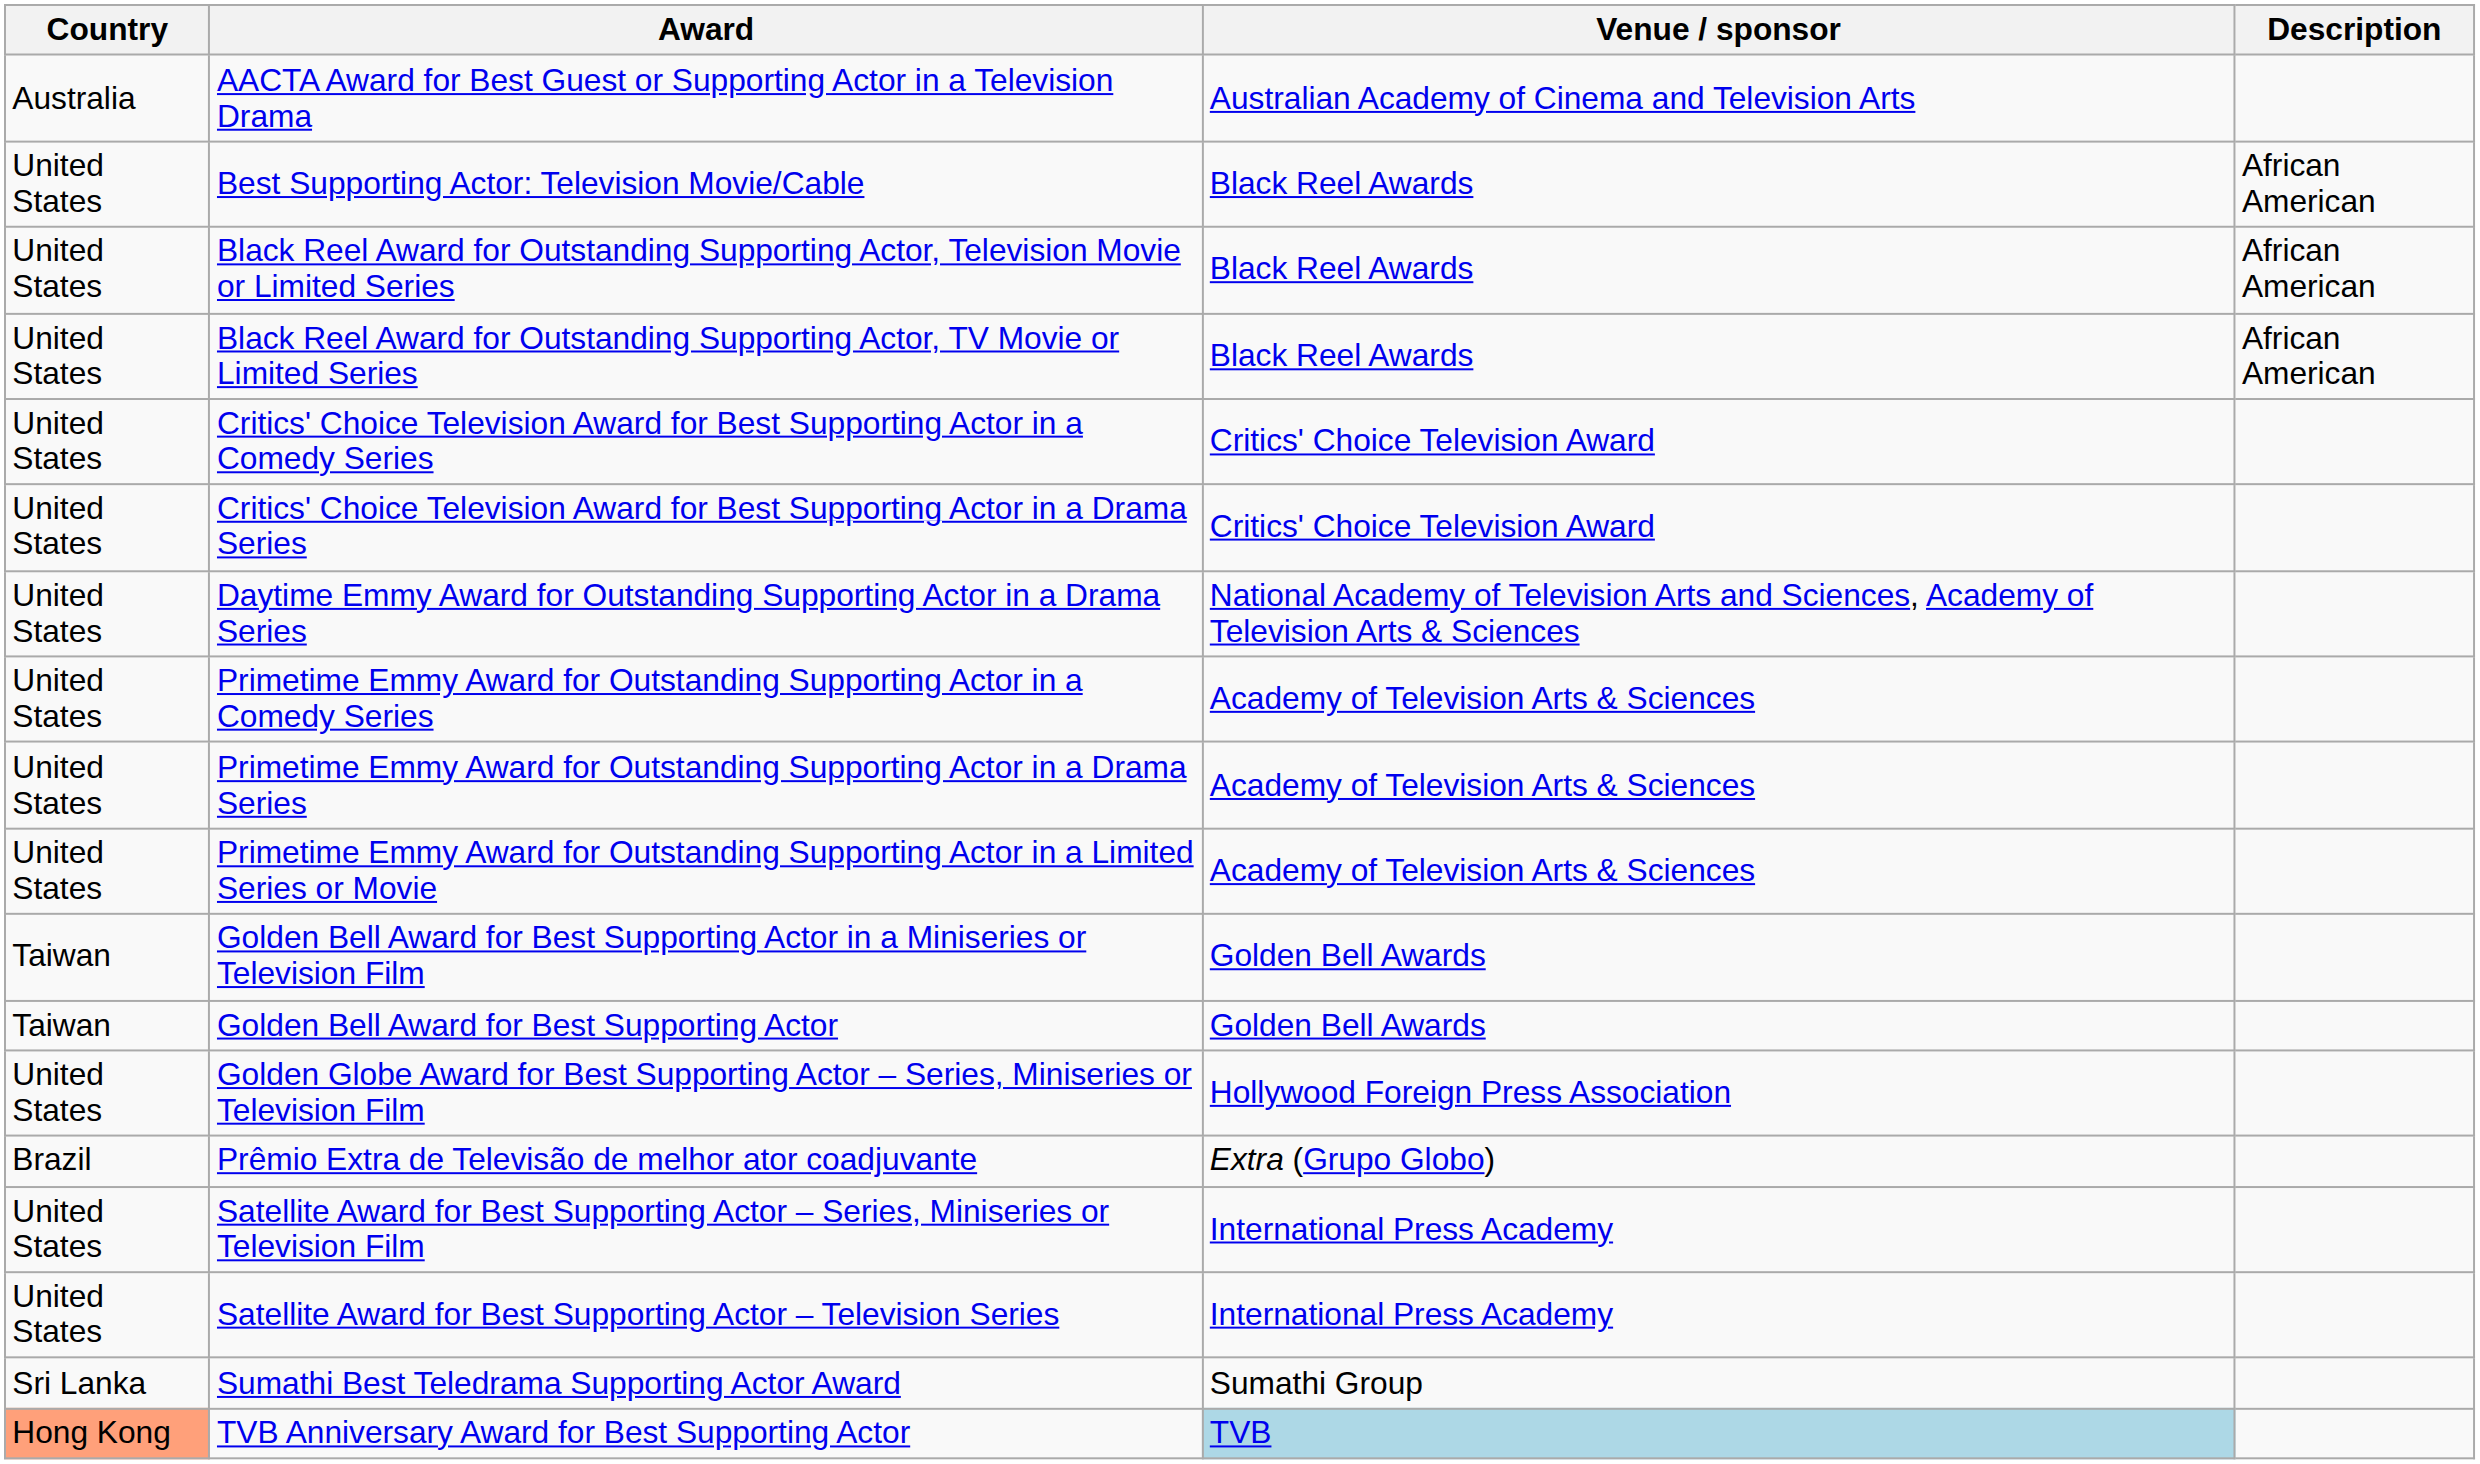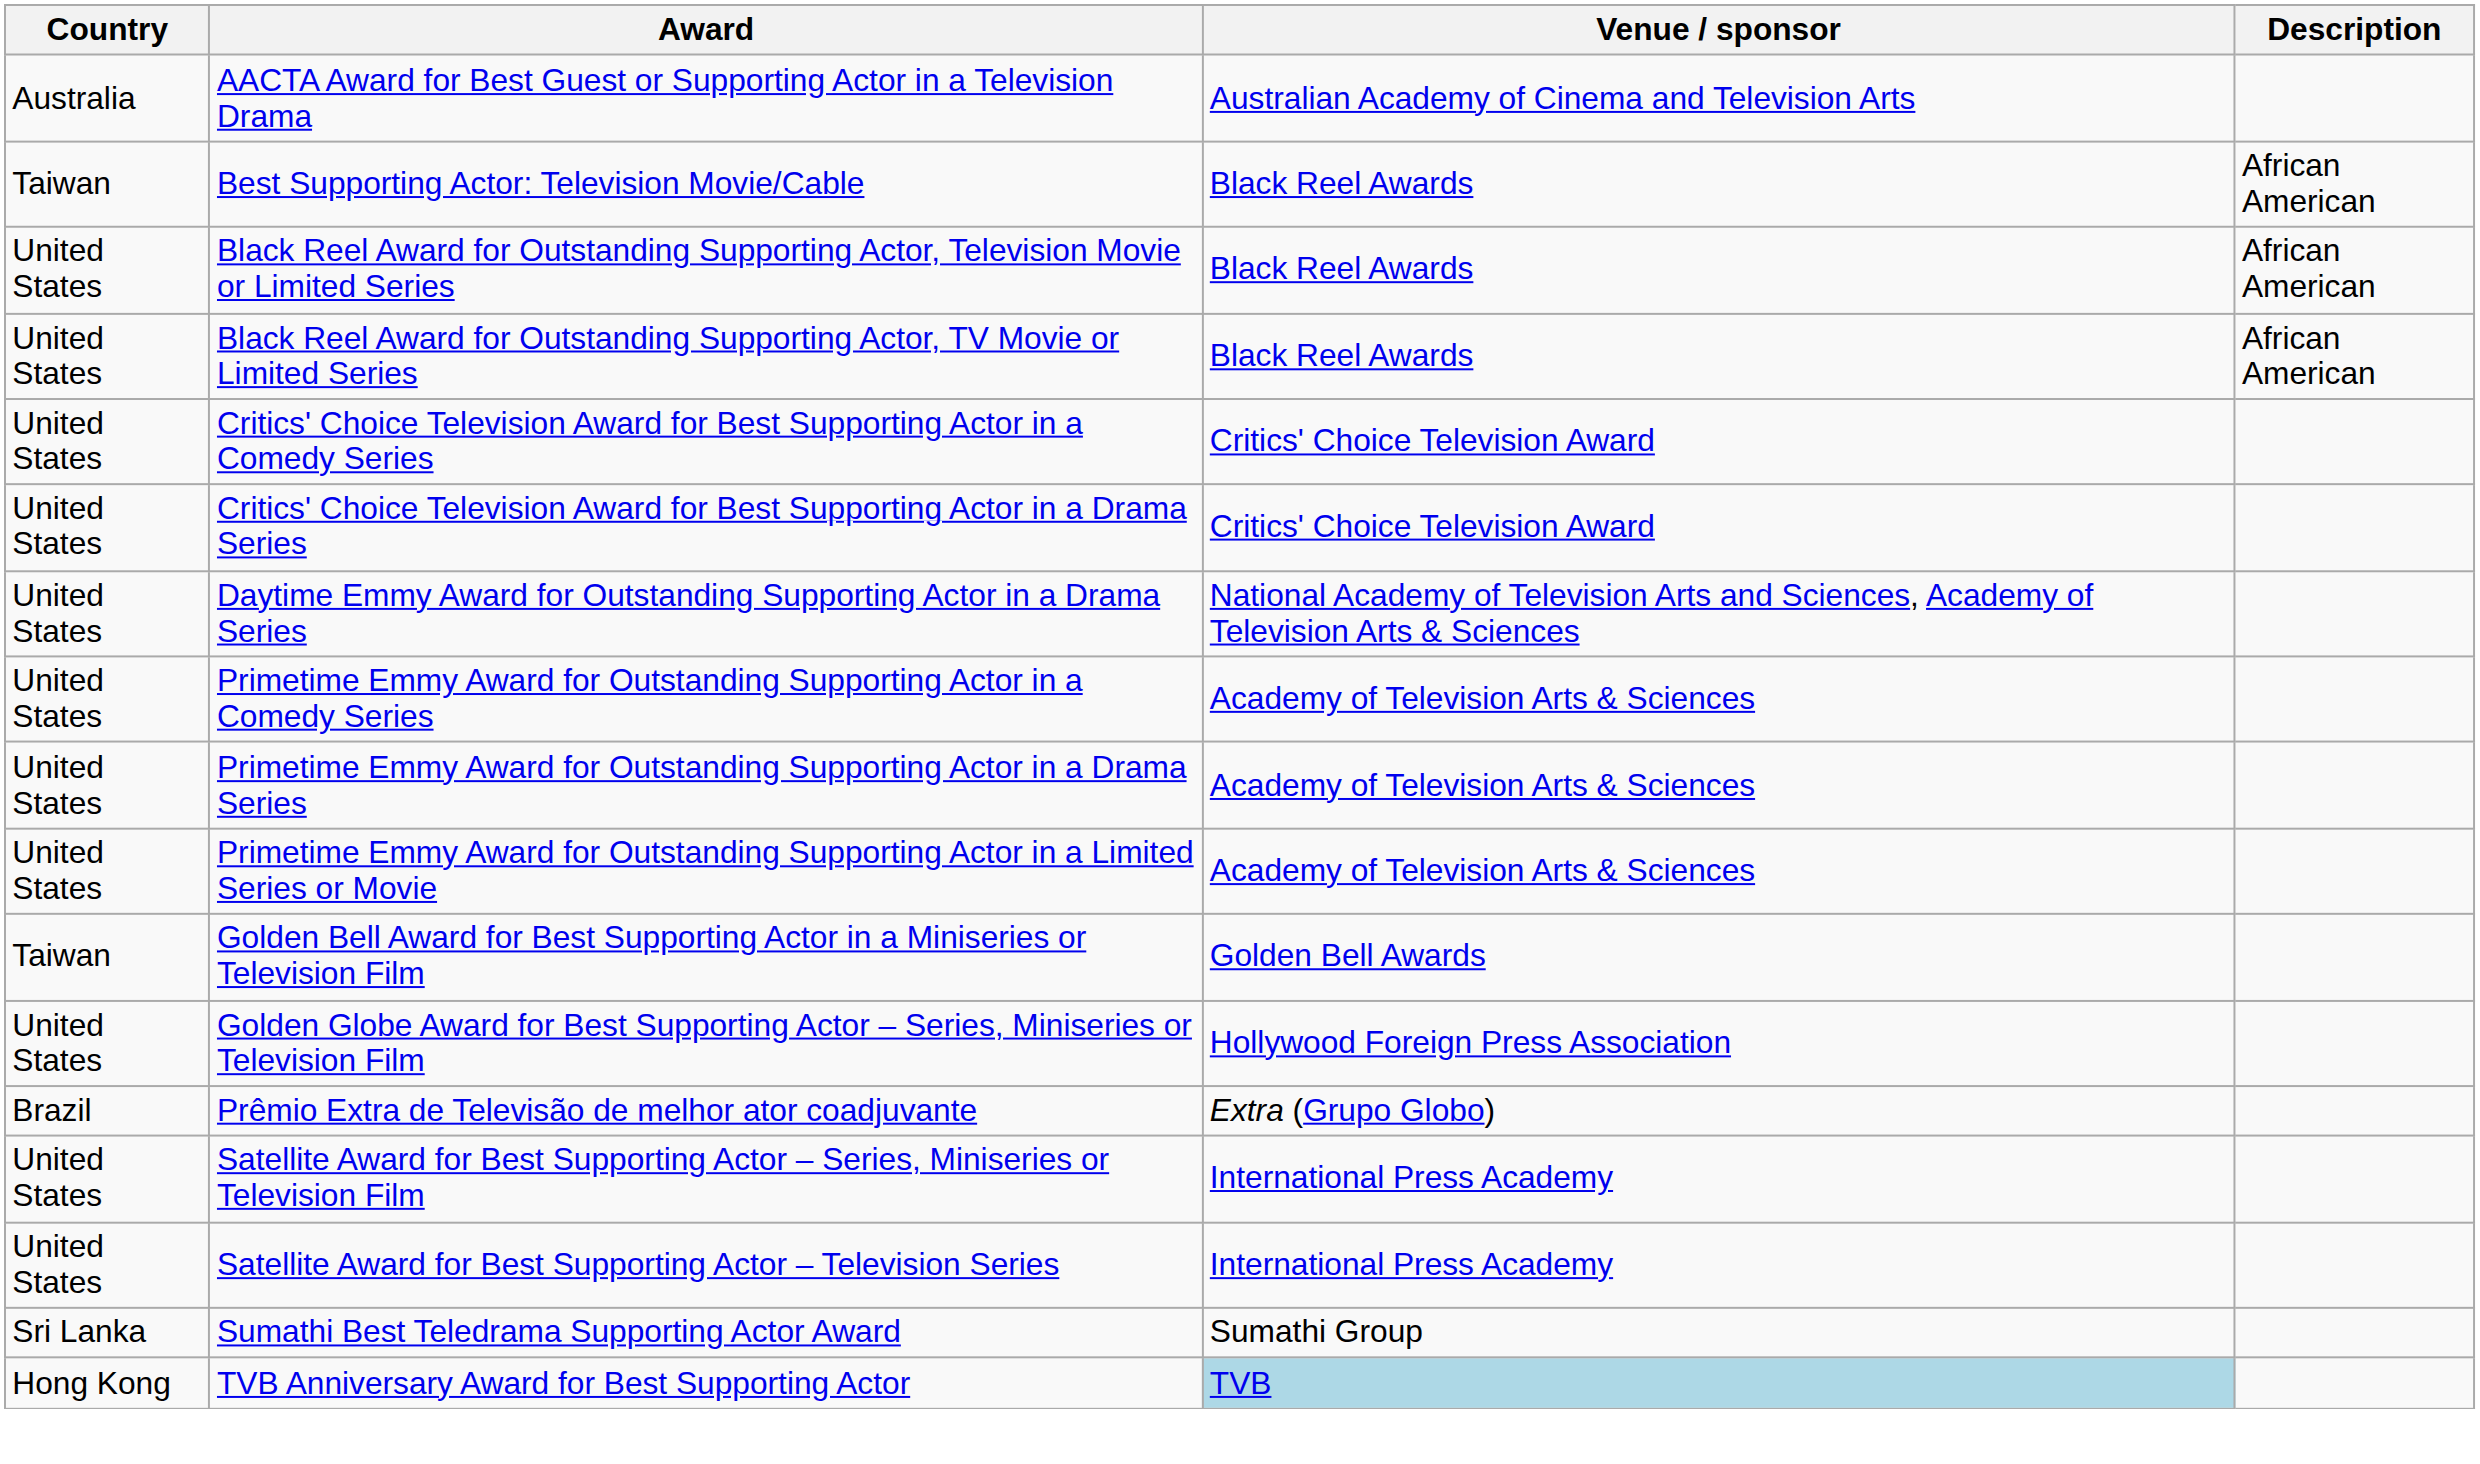(58, 183) United States -> (62, 183) Taiwan
- row: (528, 1024)
(92, 1432) lightsalmon background -> (92, 1382) no background
